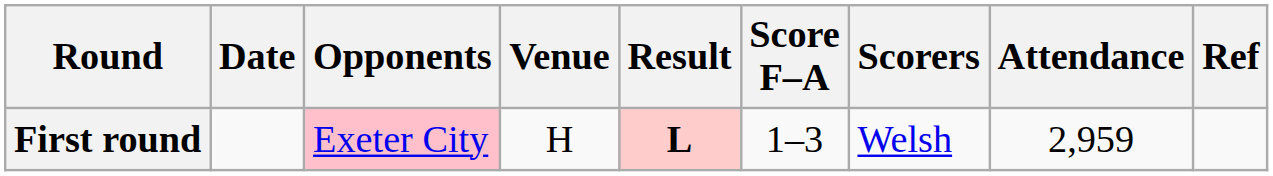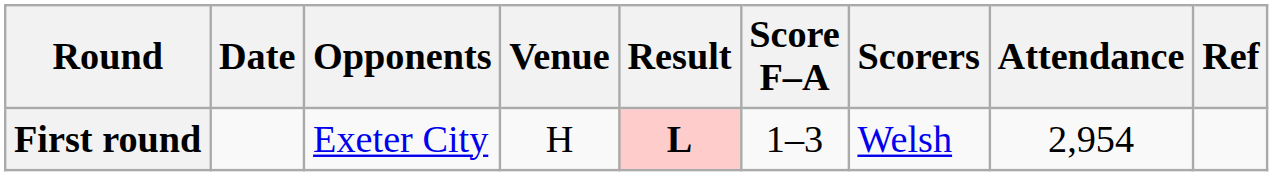(401, 138) pink background -> (401, 138) no background
(1091, 138) 2,959 -> (1091, 138) 2,954
